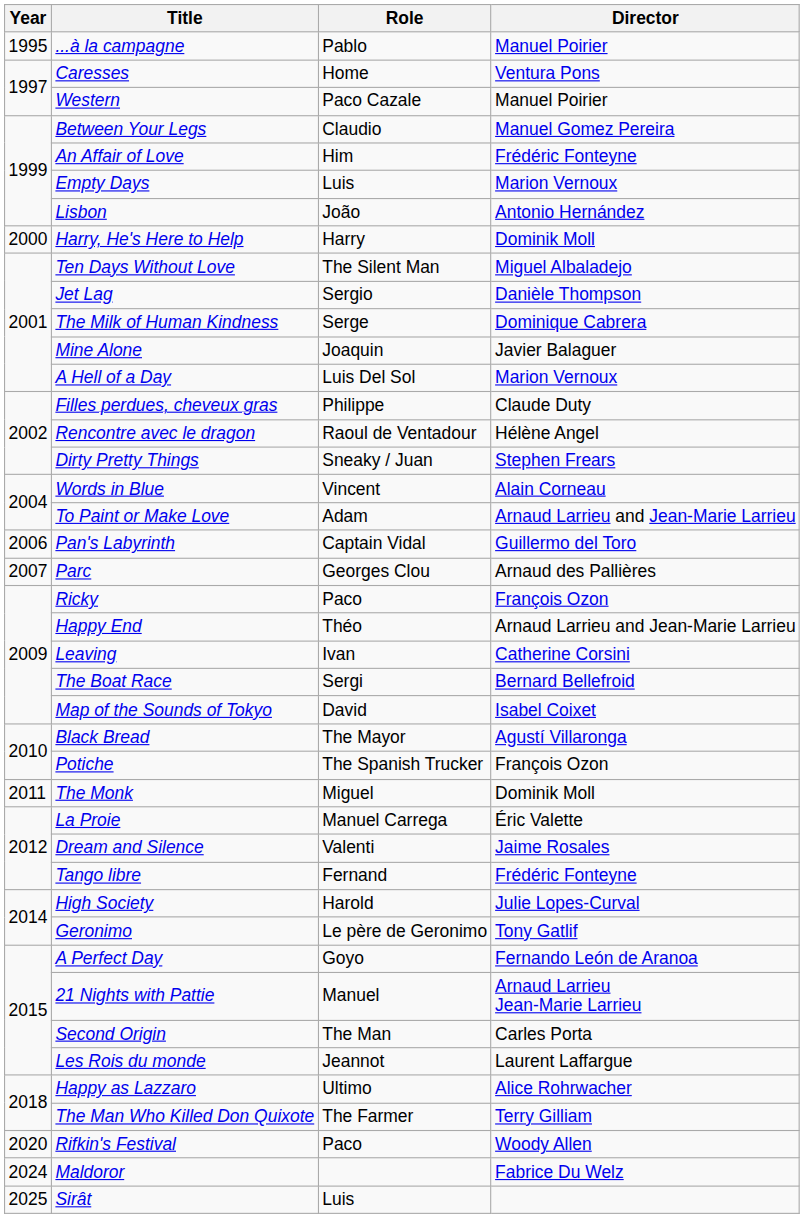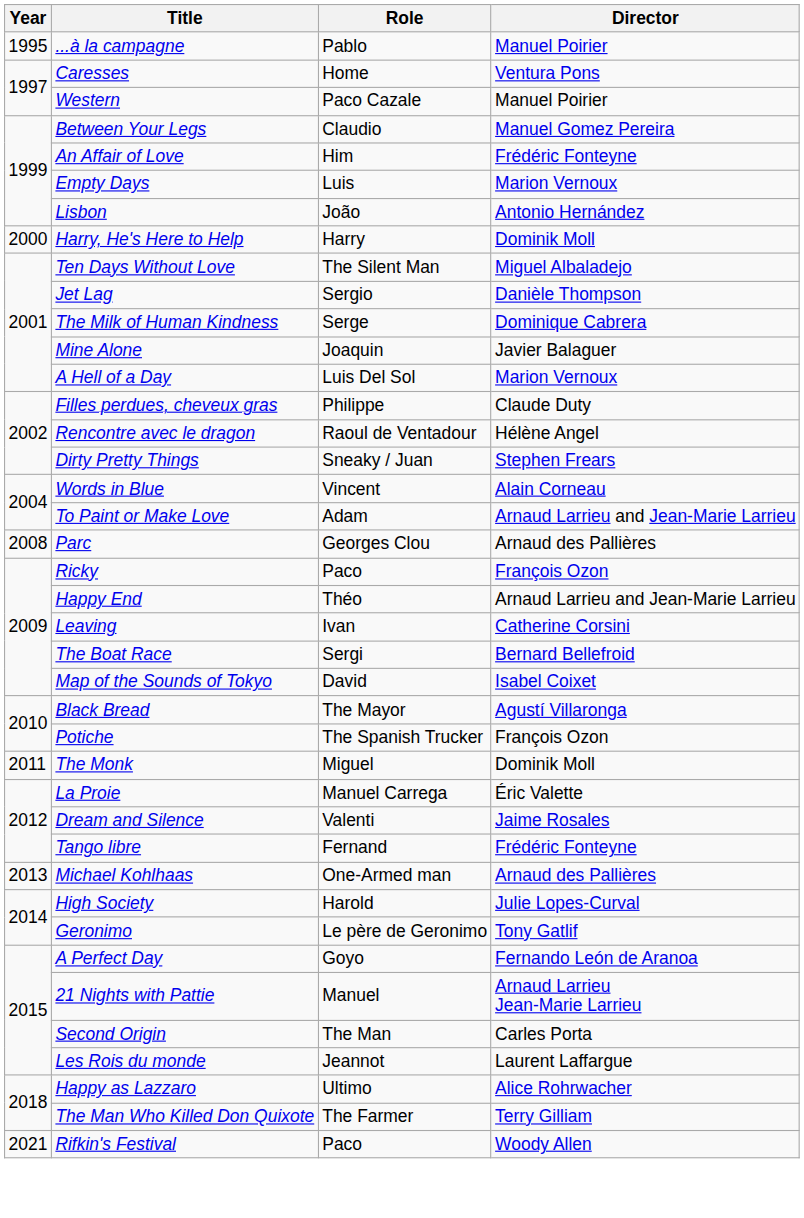- row: (115, 543)
(28, 571) 2007 -> (28, 543) 2008
+ row: (124, 875)
(28, 1144) 2020 -> (28, 1144) 2021
- row: (90, 1171)
- row: (73, 1199)
